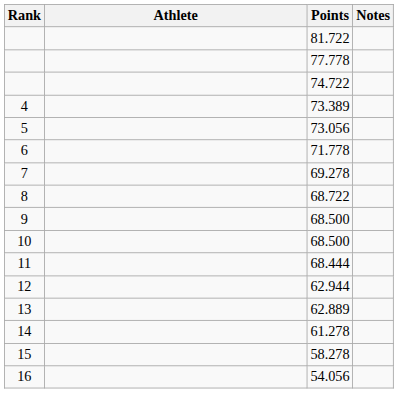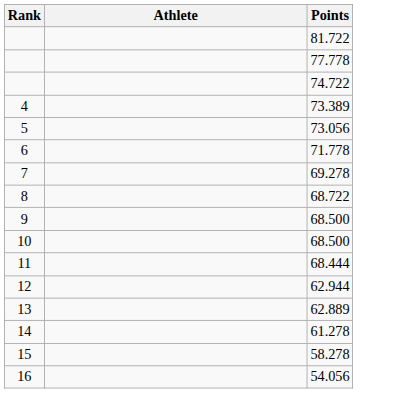- column: (373, 15)
